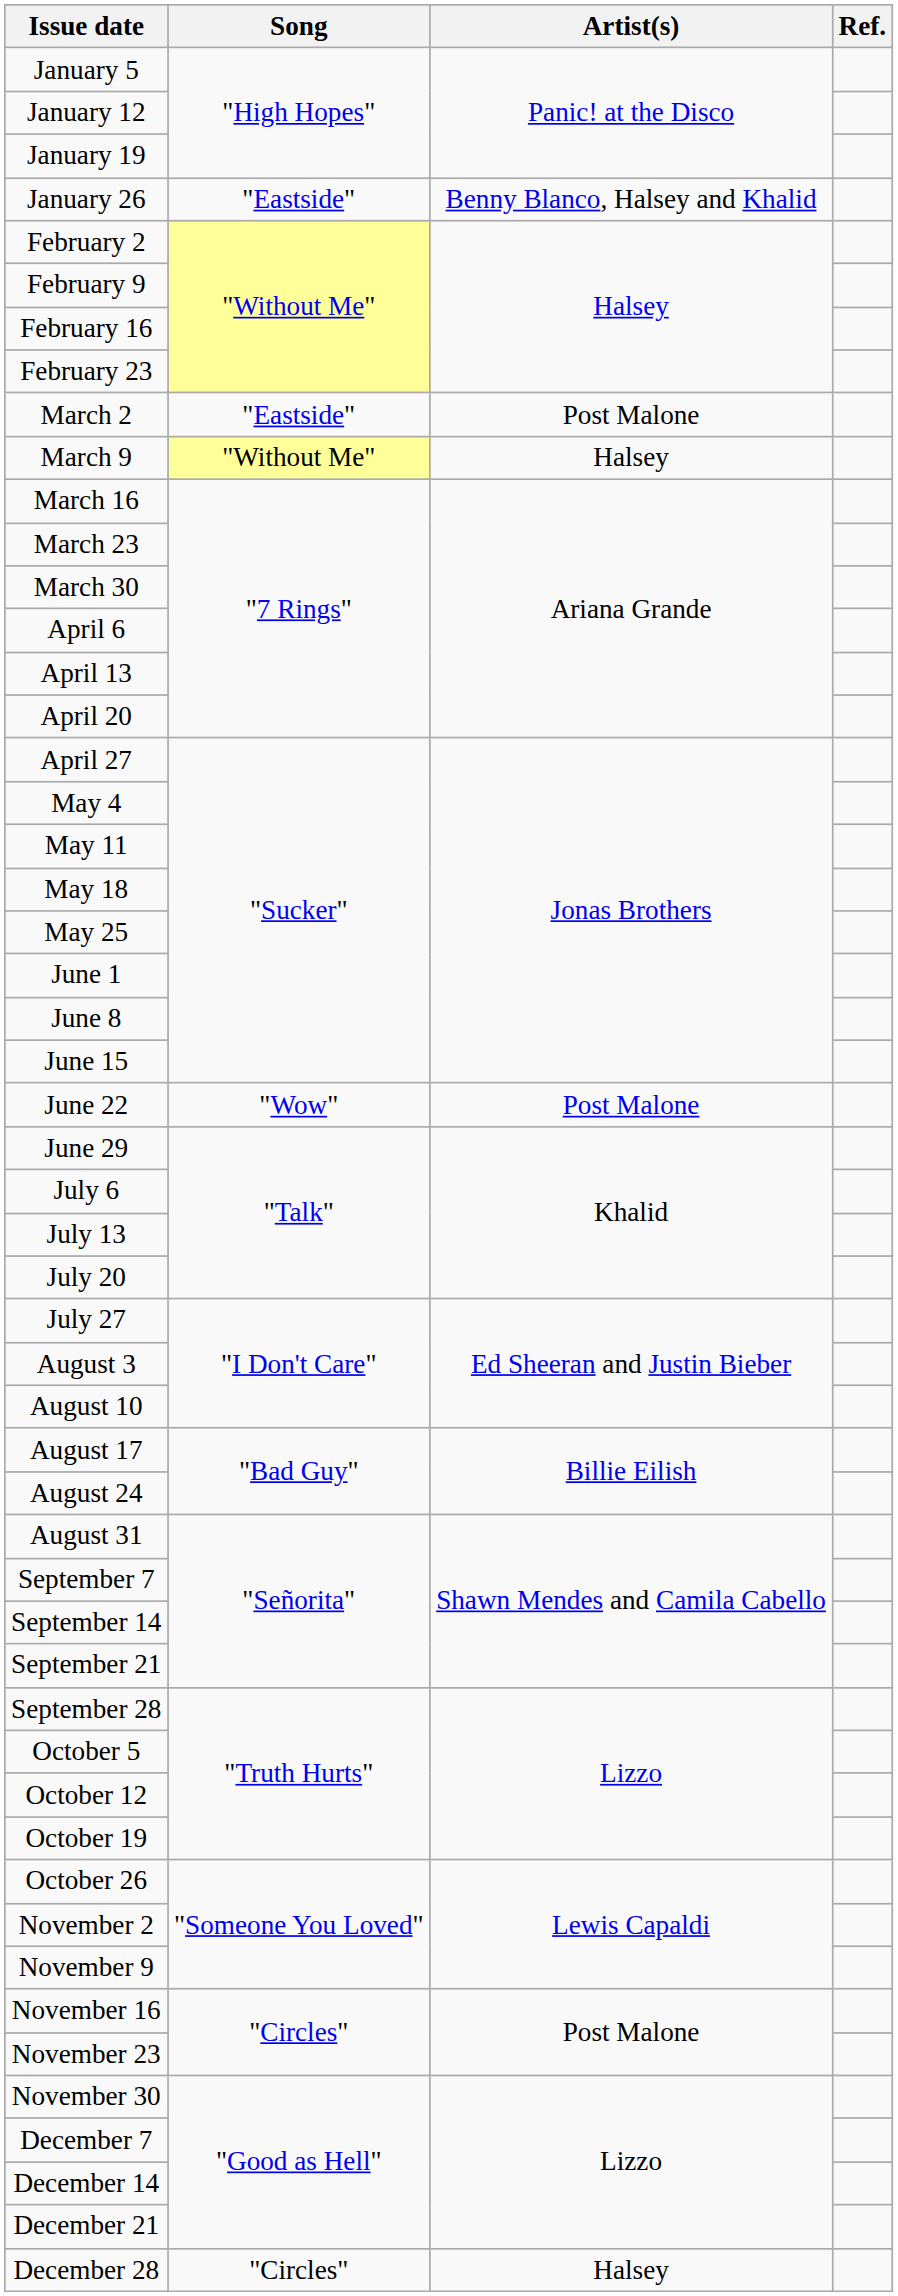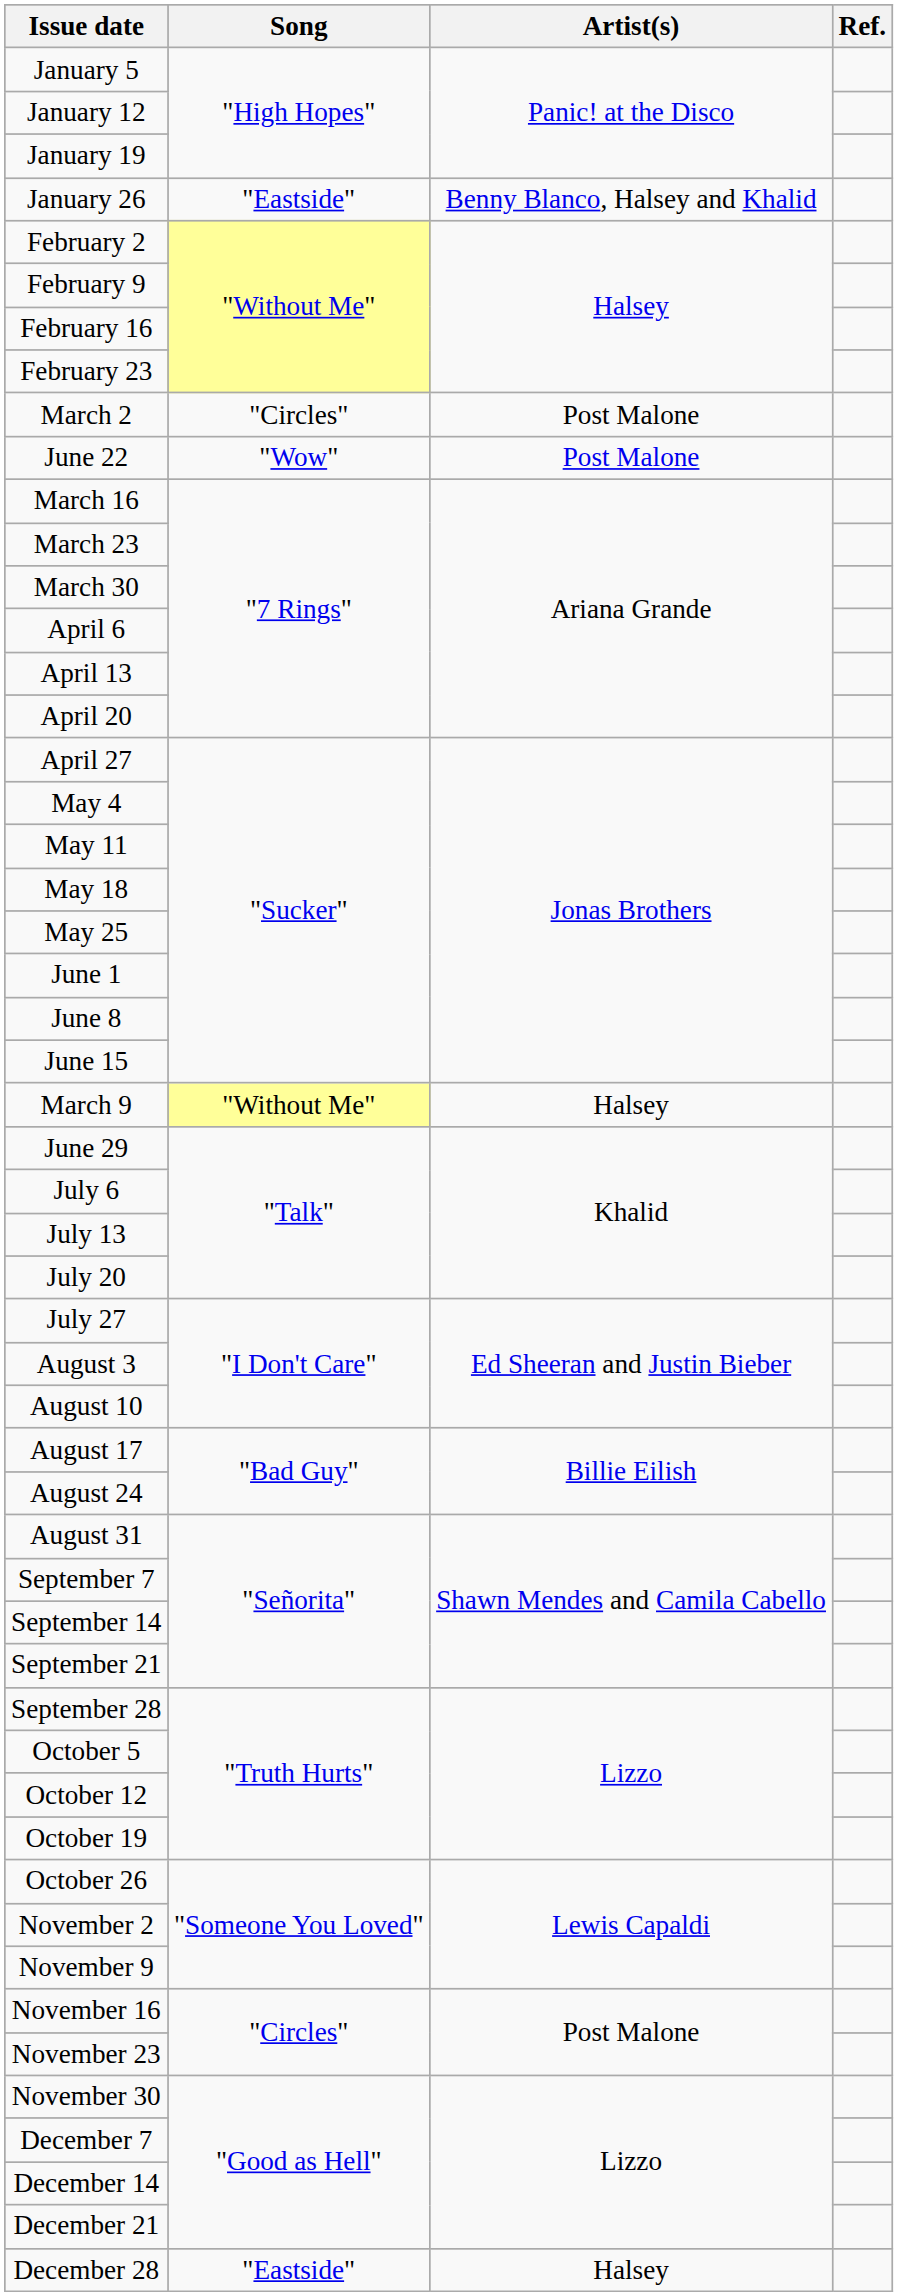(299, 414) "Eastside" -> (299, 414) "Circles"
rows swapped: (86, 457) <-> (86, 1104)
(299, 2269) "Circles" -> (299, 2269) "Eastside"
